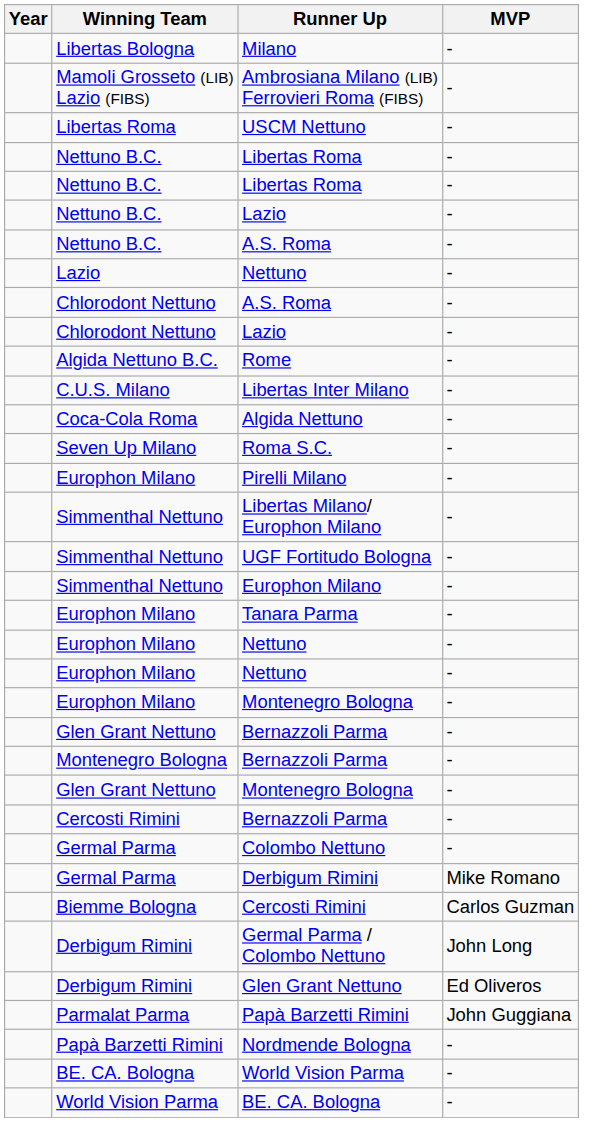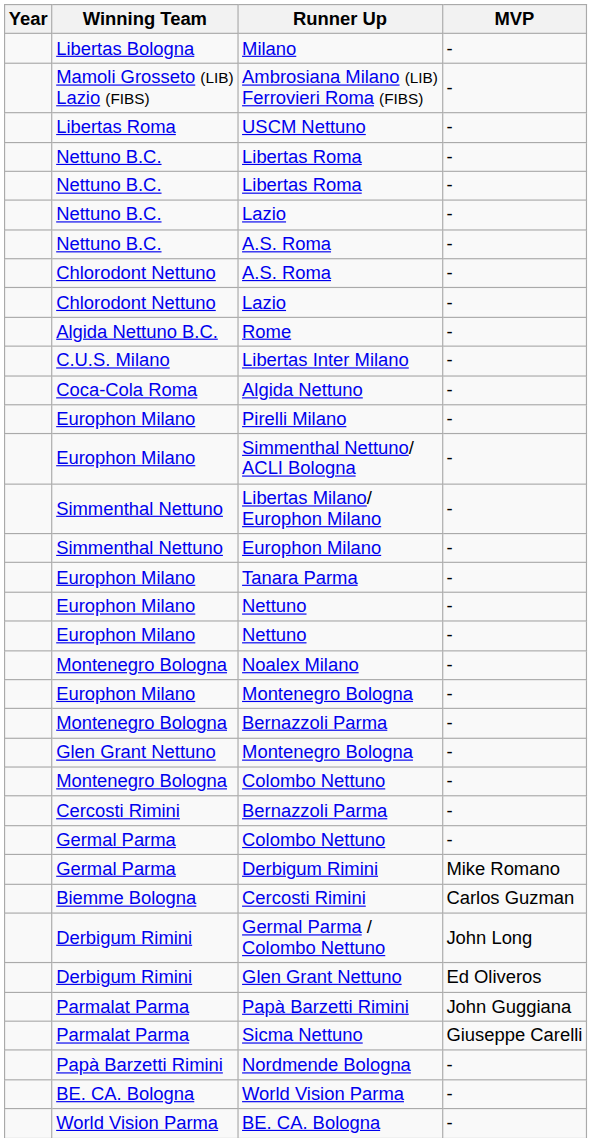- row: (78, 273)
- row: (126, 448)
+ row: (126, 458)
- row: (140, 556)
+ row: (142, 664)
- row: (136, 731)
+ row: (142, 781)
+ row: (123, 1035)
